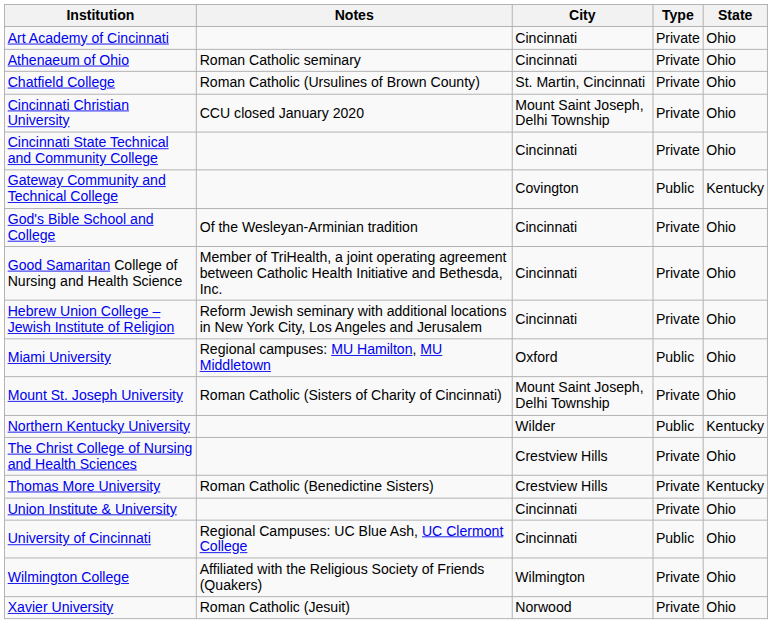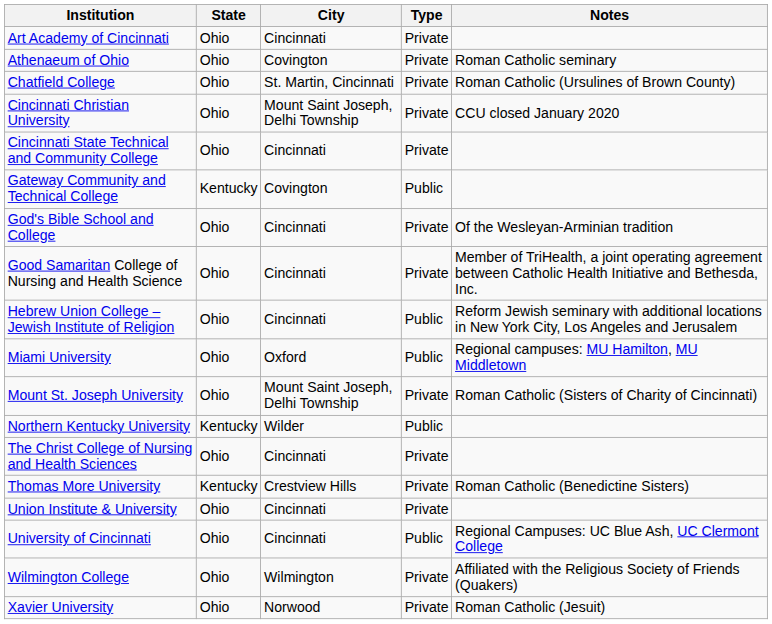columns swapped: (735, 15) <-> (354, 15)
(546, 60) Cincinnati -> (296, 60) Covington
(678, 319) Private -> (424, 319) Public
(561, 456) Crestview Hills -> (295, 456) Cincinnati
